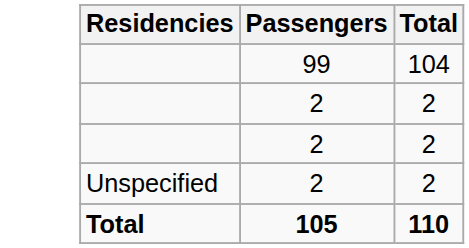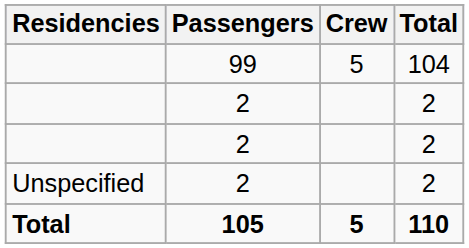+ column: (357, 24)
